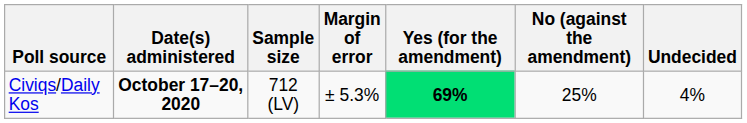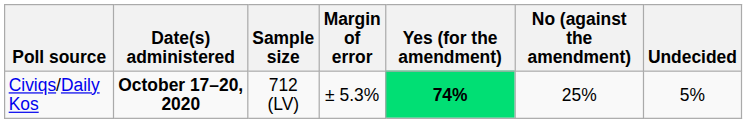(450, 95) 69% -> (450, 95) 74%
(692, 95) 4% -> (692, 95) 5%
